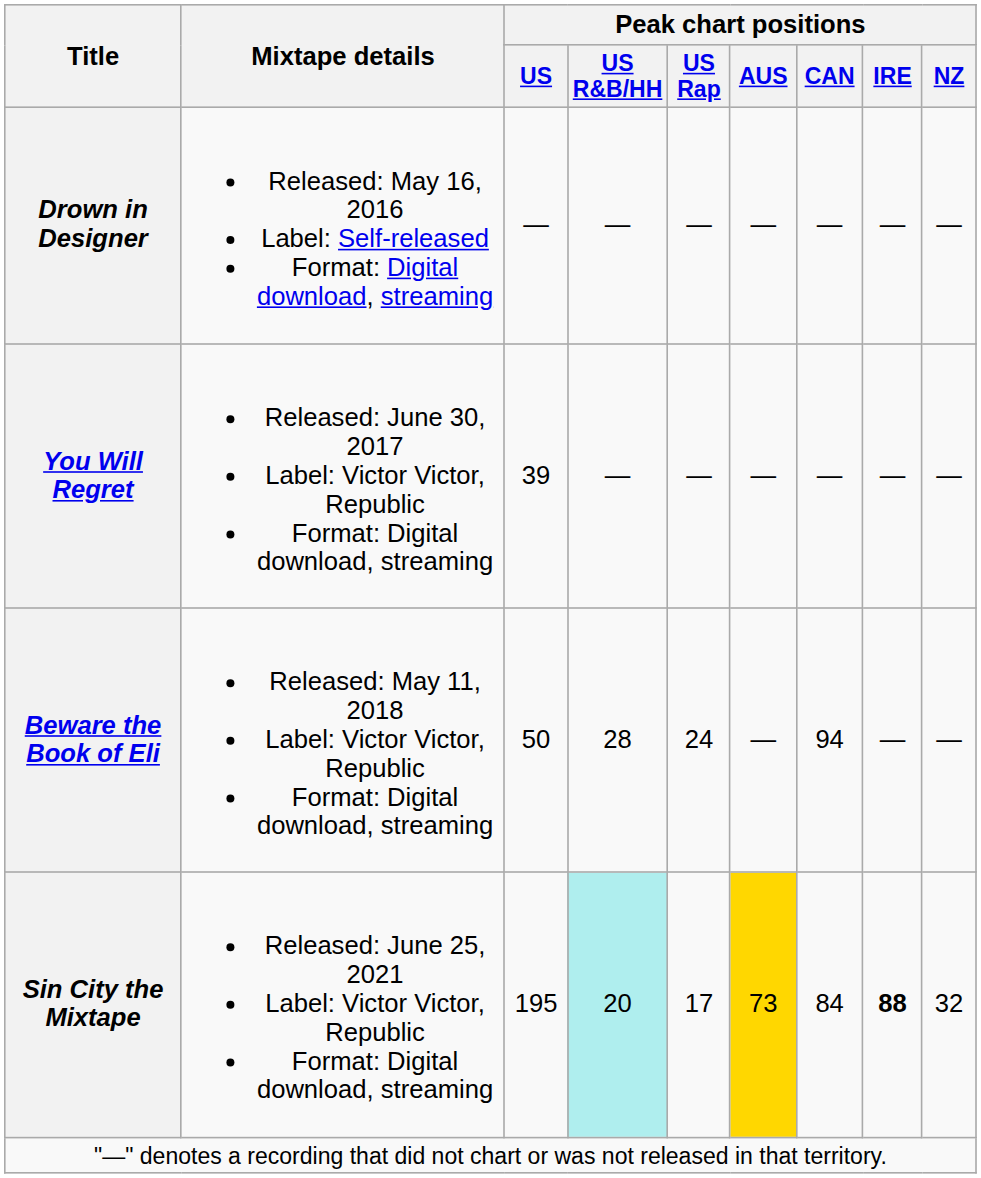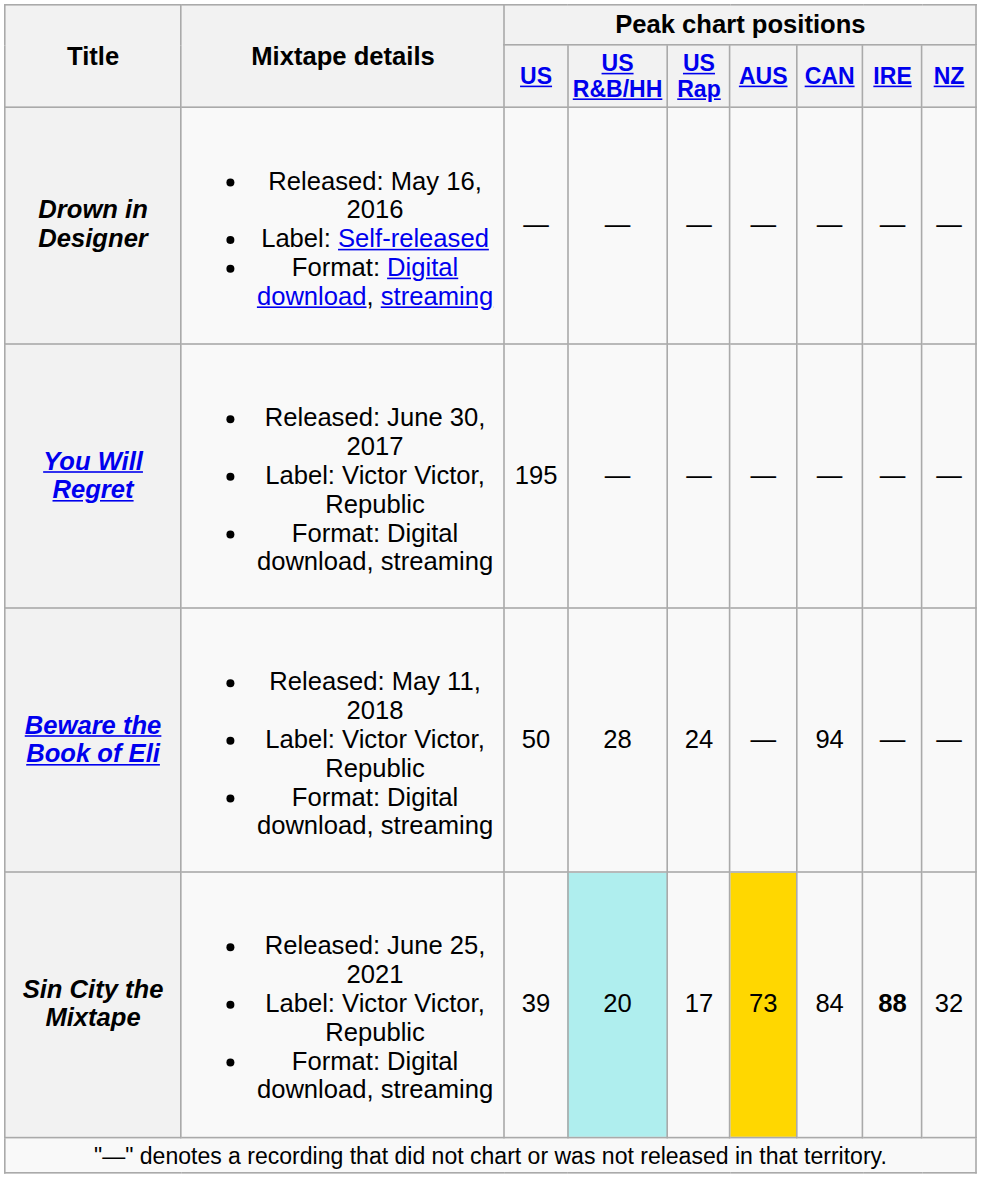(536, 475) 39 -> (536, 475) 195
(536, 1004) 195 -> (536, 1004) 39
